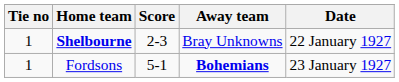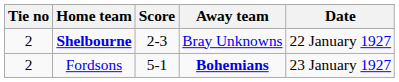(29, 41) 1 -> (29, 41) 2
(29, 65) 1 -> (29, 65) 2
